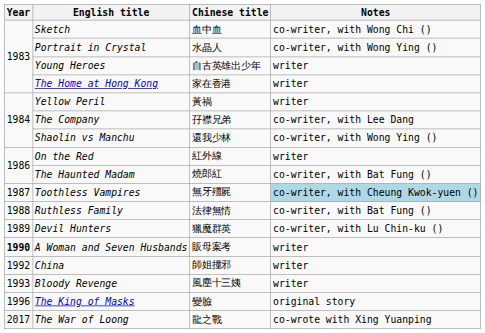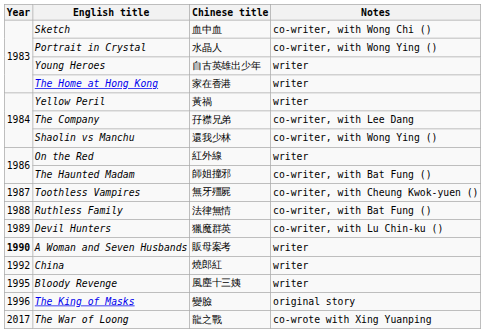(207, 174) 燒郎紅 -> (212, 174) 師姐撞邪
(376, 193) lightblue background -> (376, 193) no background
(212, 265) 師姐撞邪 -> (207, 265) 燒郎紅
(18, 283) 1993 -> (18, 283) 1995
